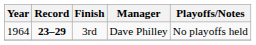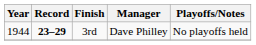(18, 31) 1964 -> (18, 31) 1944
